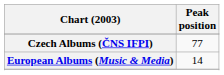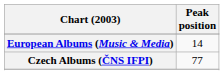rows swapped: (90, 43) <-> (90, 60)
